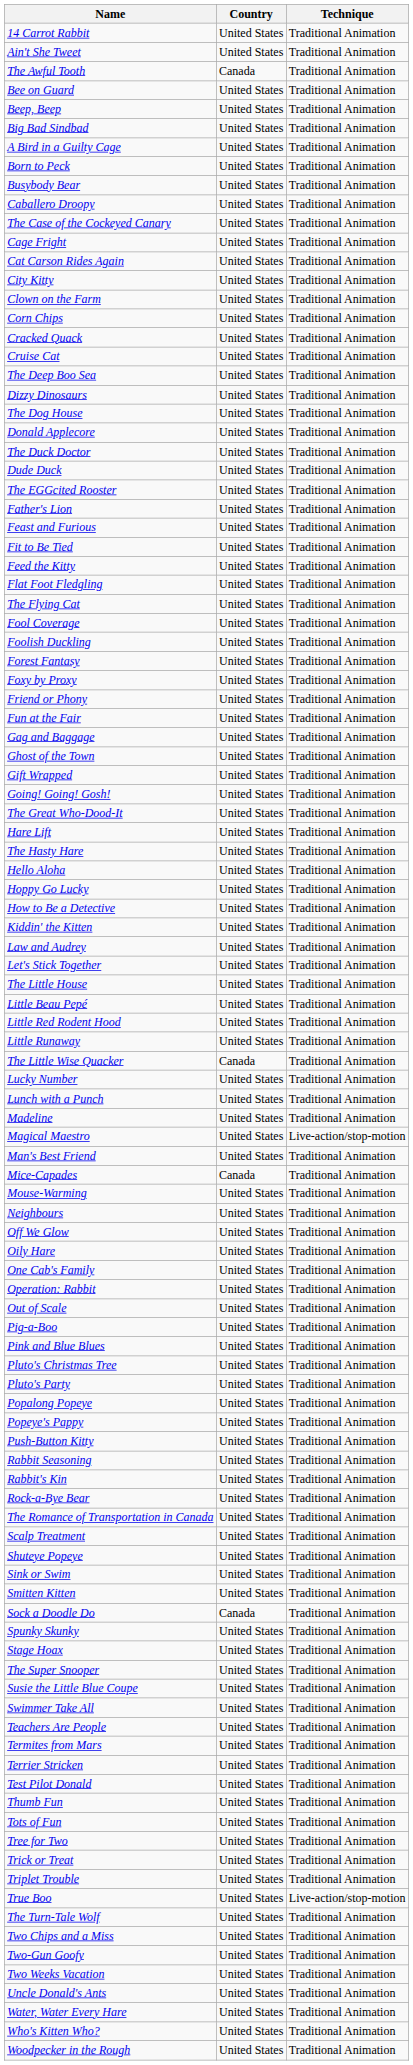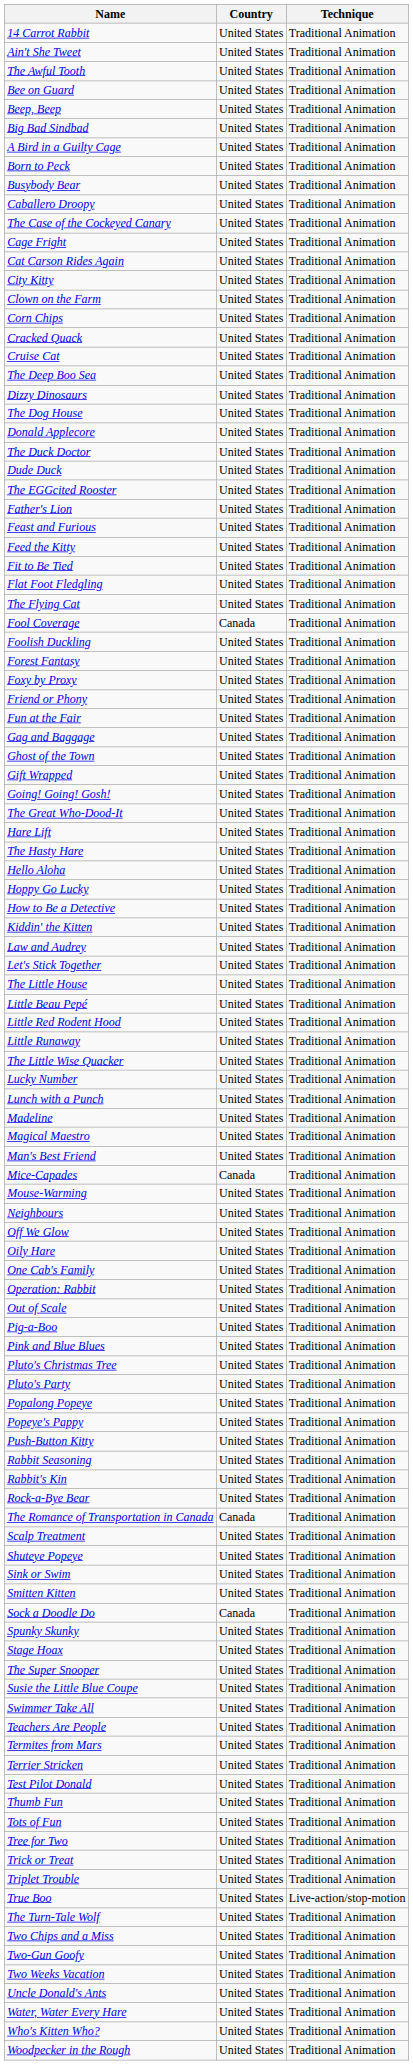(237, 71) Canada -> (251, 71) United States
rows swapped: (41, 565) <-> (40, 546)
(251, 623) United States -> (237, 623) Canada
(237, 1060) Canada -> (251, 1060) United States
(347, 1136) Live-action/stop-motion -> (342, 1136) Traditional Animation
(251, 1517) United States -> (237, 1517) Canada
